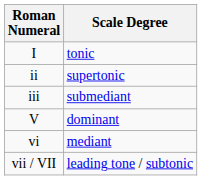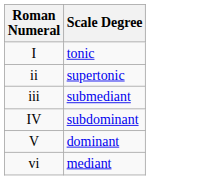+ row: (34, 119)
- row: (34, 163)
